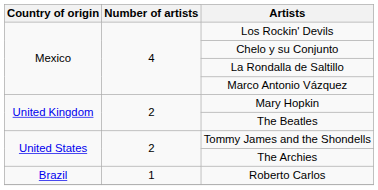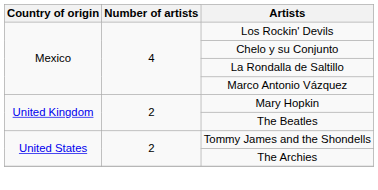- row: (287, 175)
